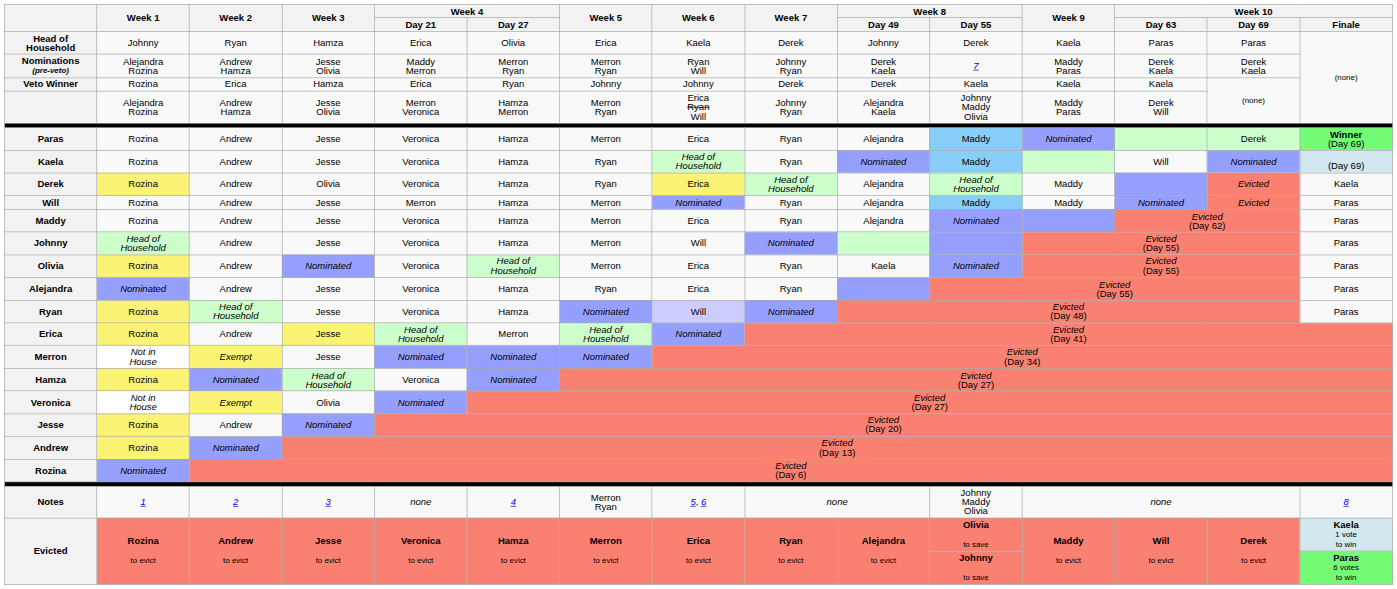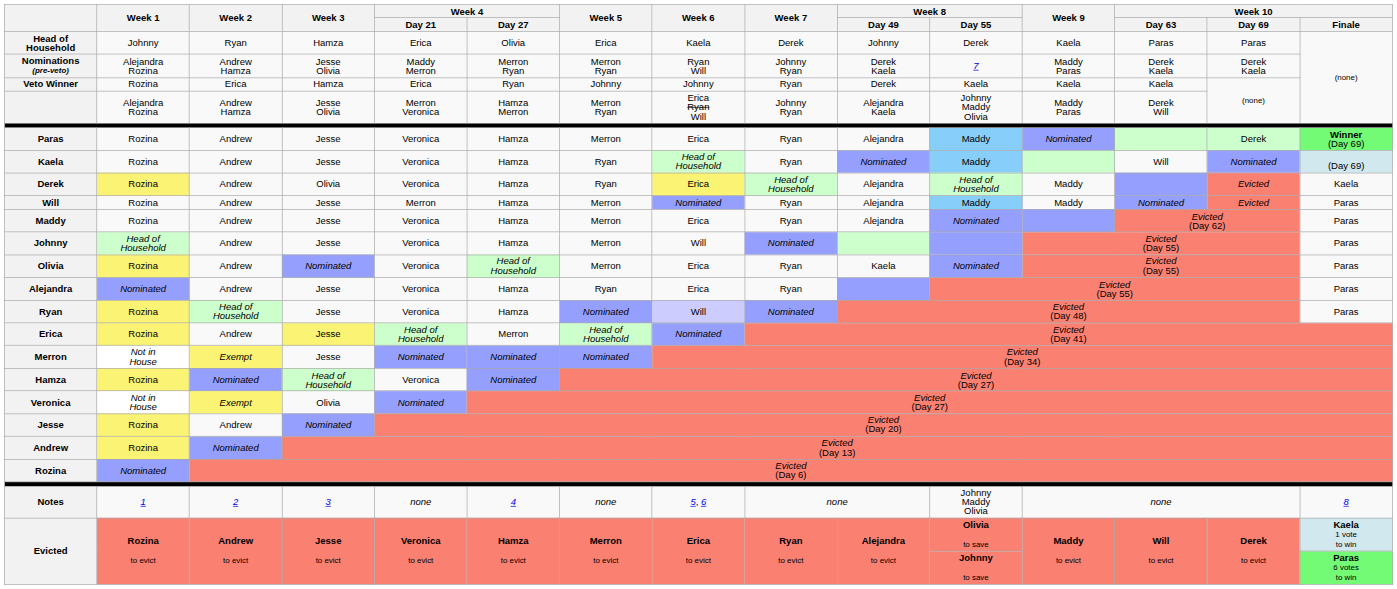(791, 84) Derek -> (791, 84) Ryan
(606, 502) Merron Ryan -> (606, 502) none
